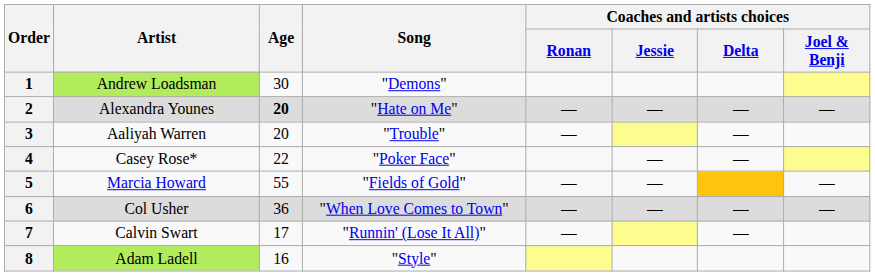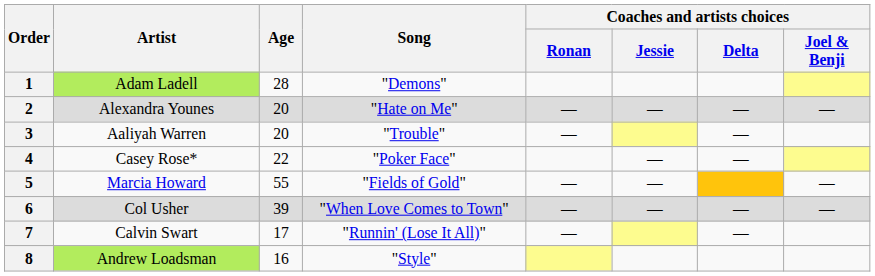(157, 84) Andrew Loadsman -> (157, 84) Adam Ladell
(281, 84) 30 -> (281, 84) 28
(281, 109) bold -> (281, 109) normal
(281, 208) 36 -> (281, 208) 39
(157, 258) Adam Ladell -> (157, 258) Andrew Loadsman
